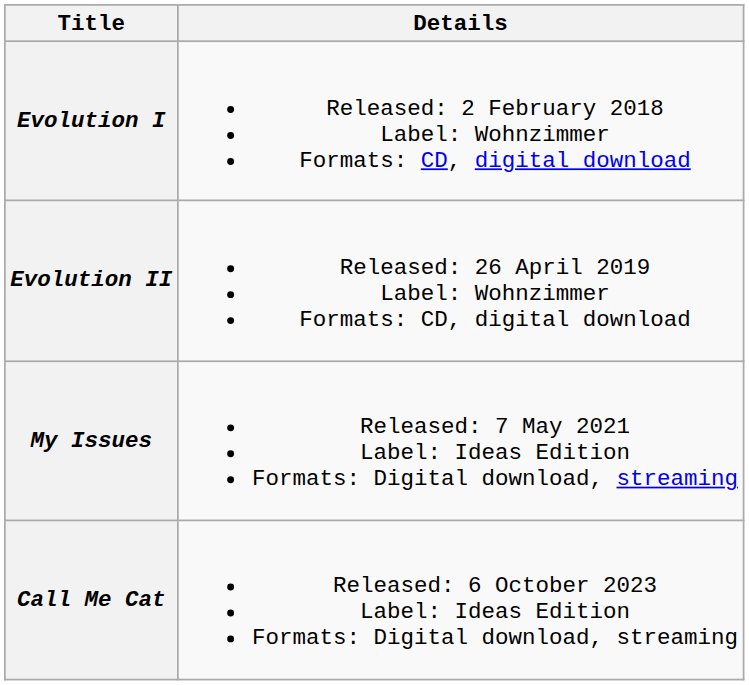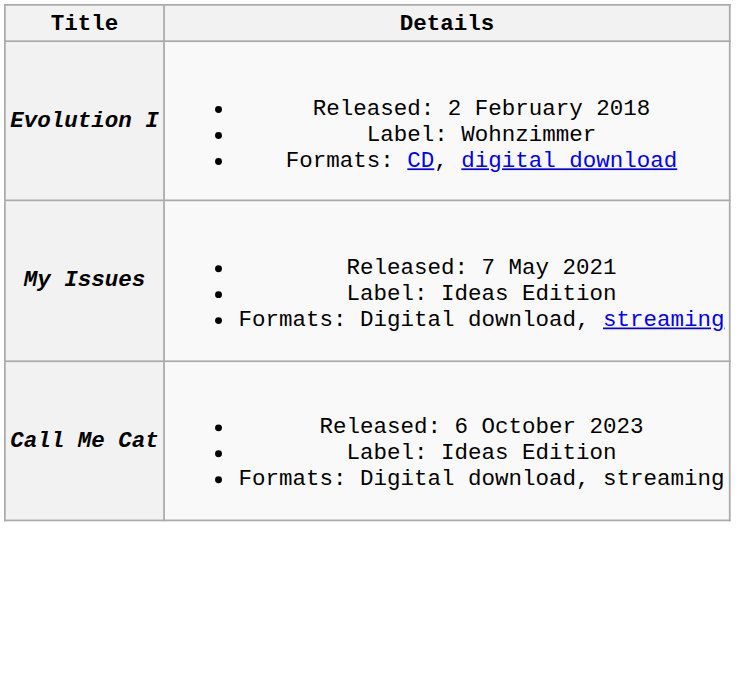- row: (91, 281)
